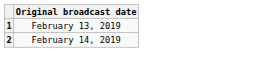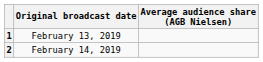+ column: (198, 16)
